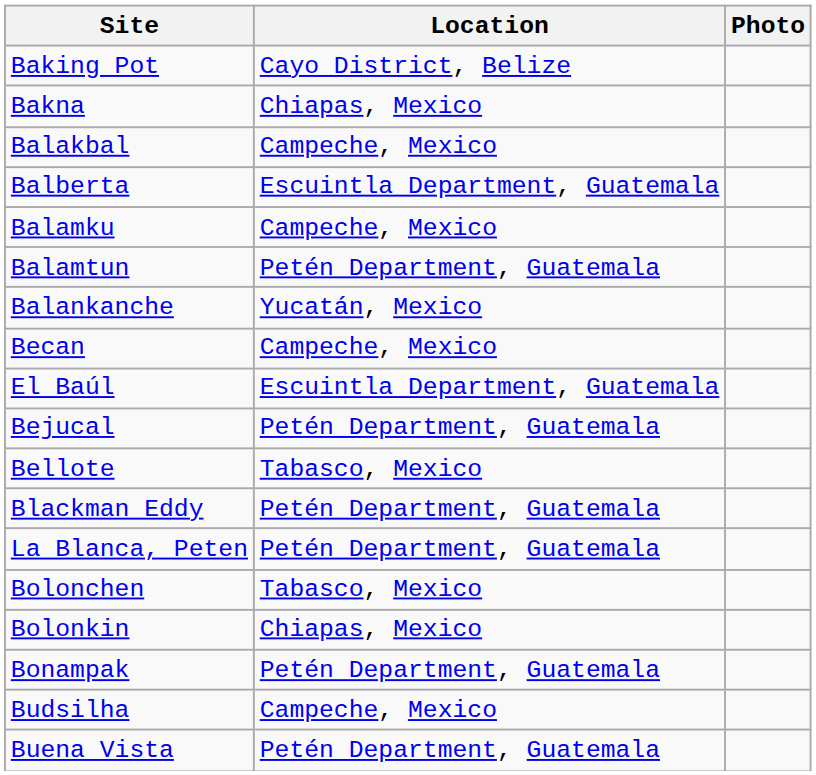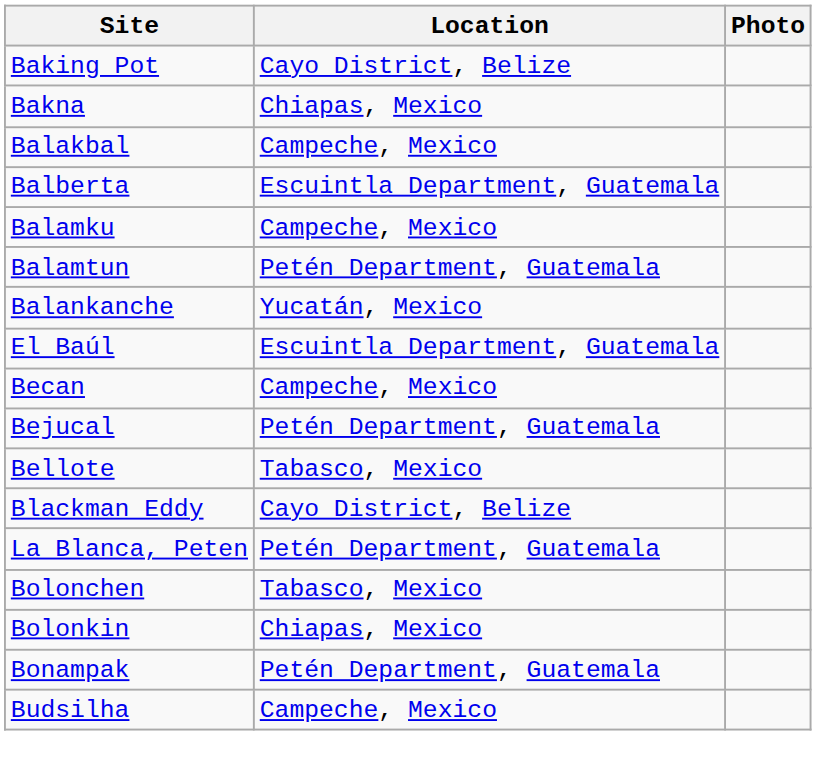rows swapped: (63, 388) <-> (48, 348)
(460, 509) Petén Department, Guatemala -> (415, 509) Cayo District, Belize
- row: (92, 750)
